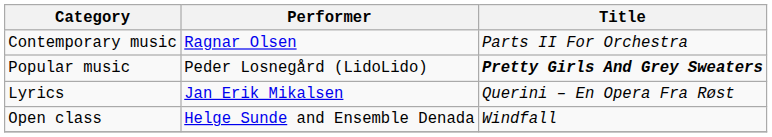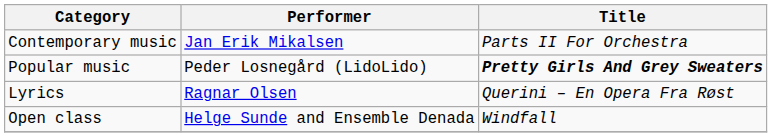(240, 43) Ragnar Olsen -> (264, 43) Jan Erik Mikalsen
(264, 94) Jan Erik Mikalsen -> (240, 94) Ragnar Olsen
